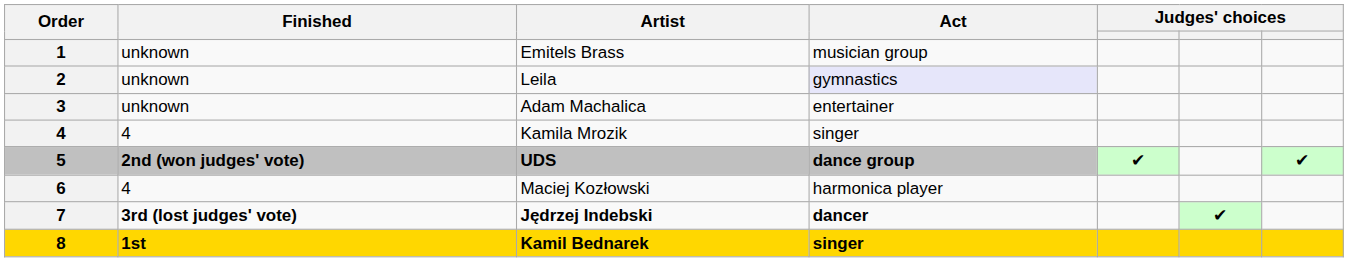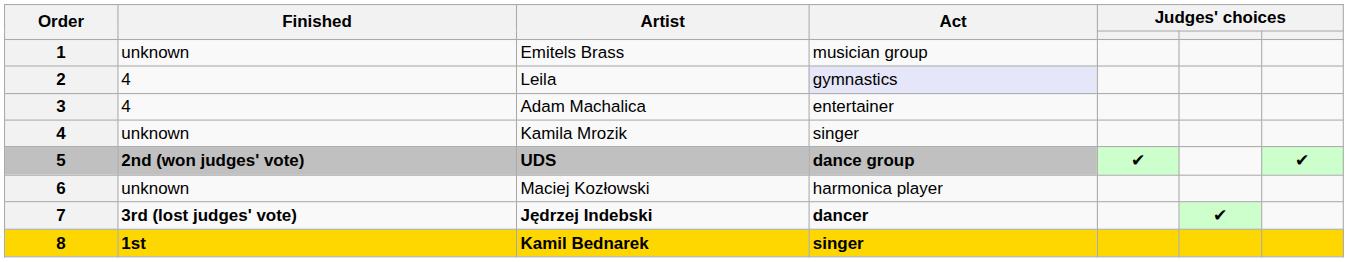(155, 79) unknown -> (126, 79) 4
(155, 106) unknown -> (126, 106) 4
(126, 133) 4 -> (155, 133) unknown
(126, 188) 4 -> (155, 188) unknown
